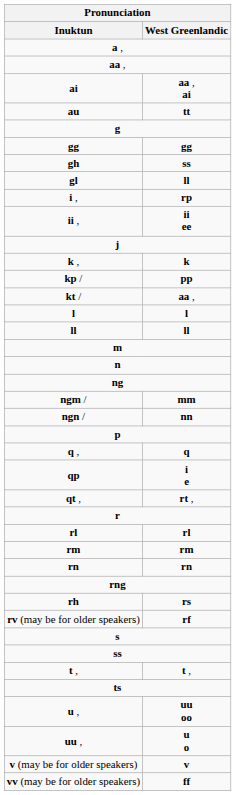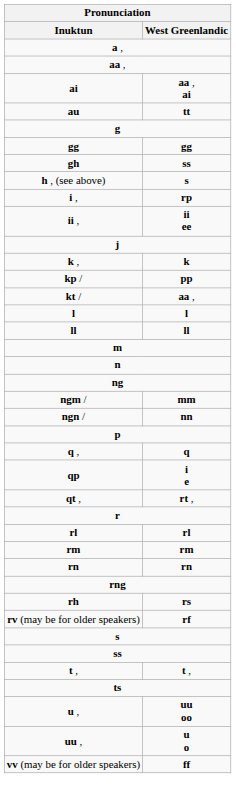- row: (73, 180)
+ row: (73, 180)
- row: (73, 764)
